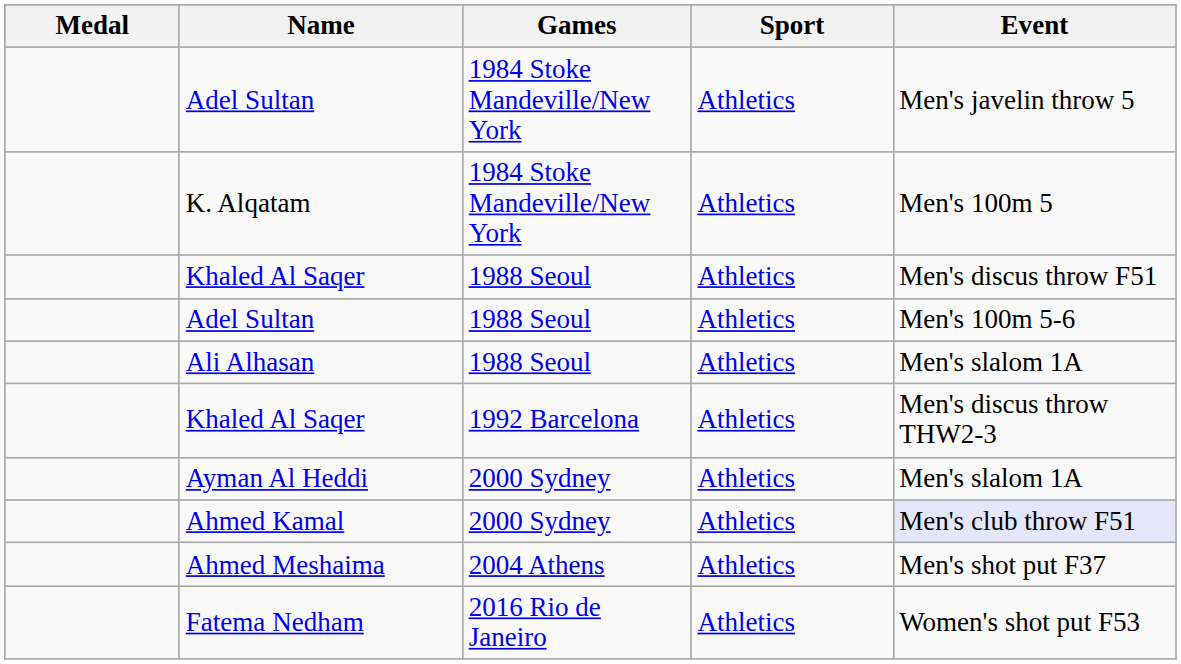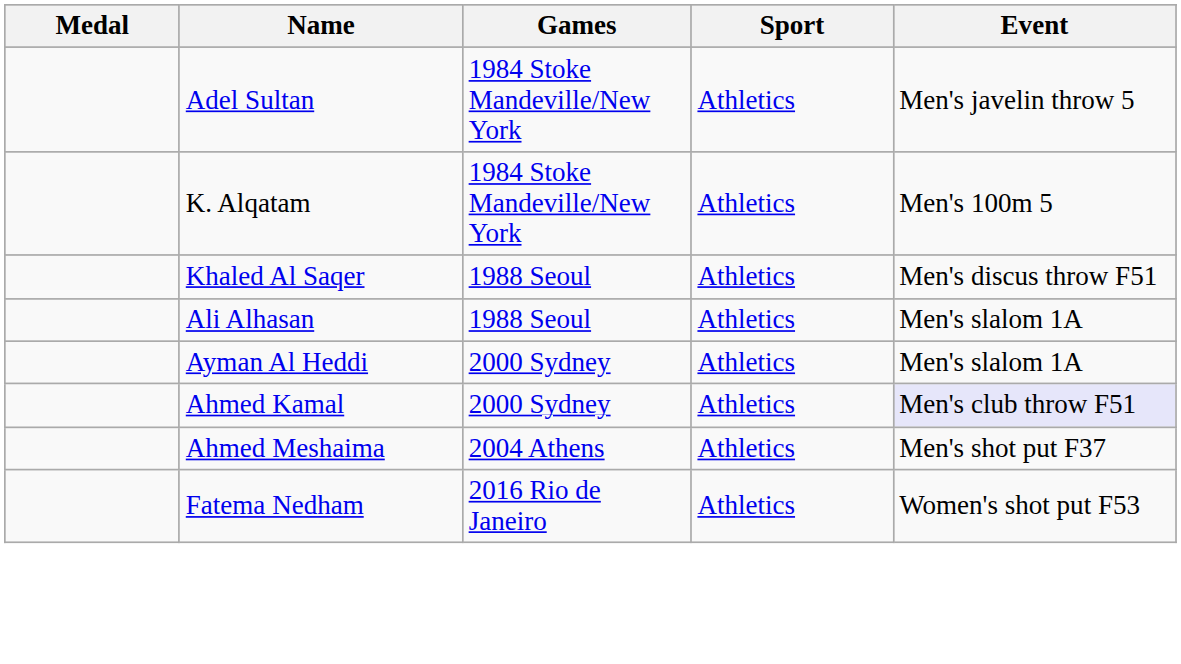- row: (250, 319)
- row: (275, 420)
